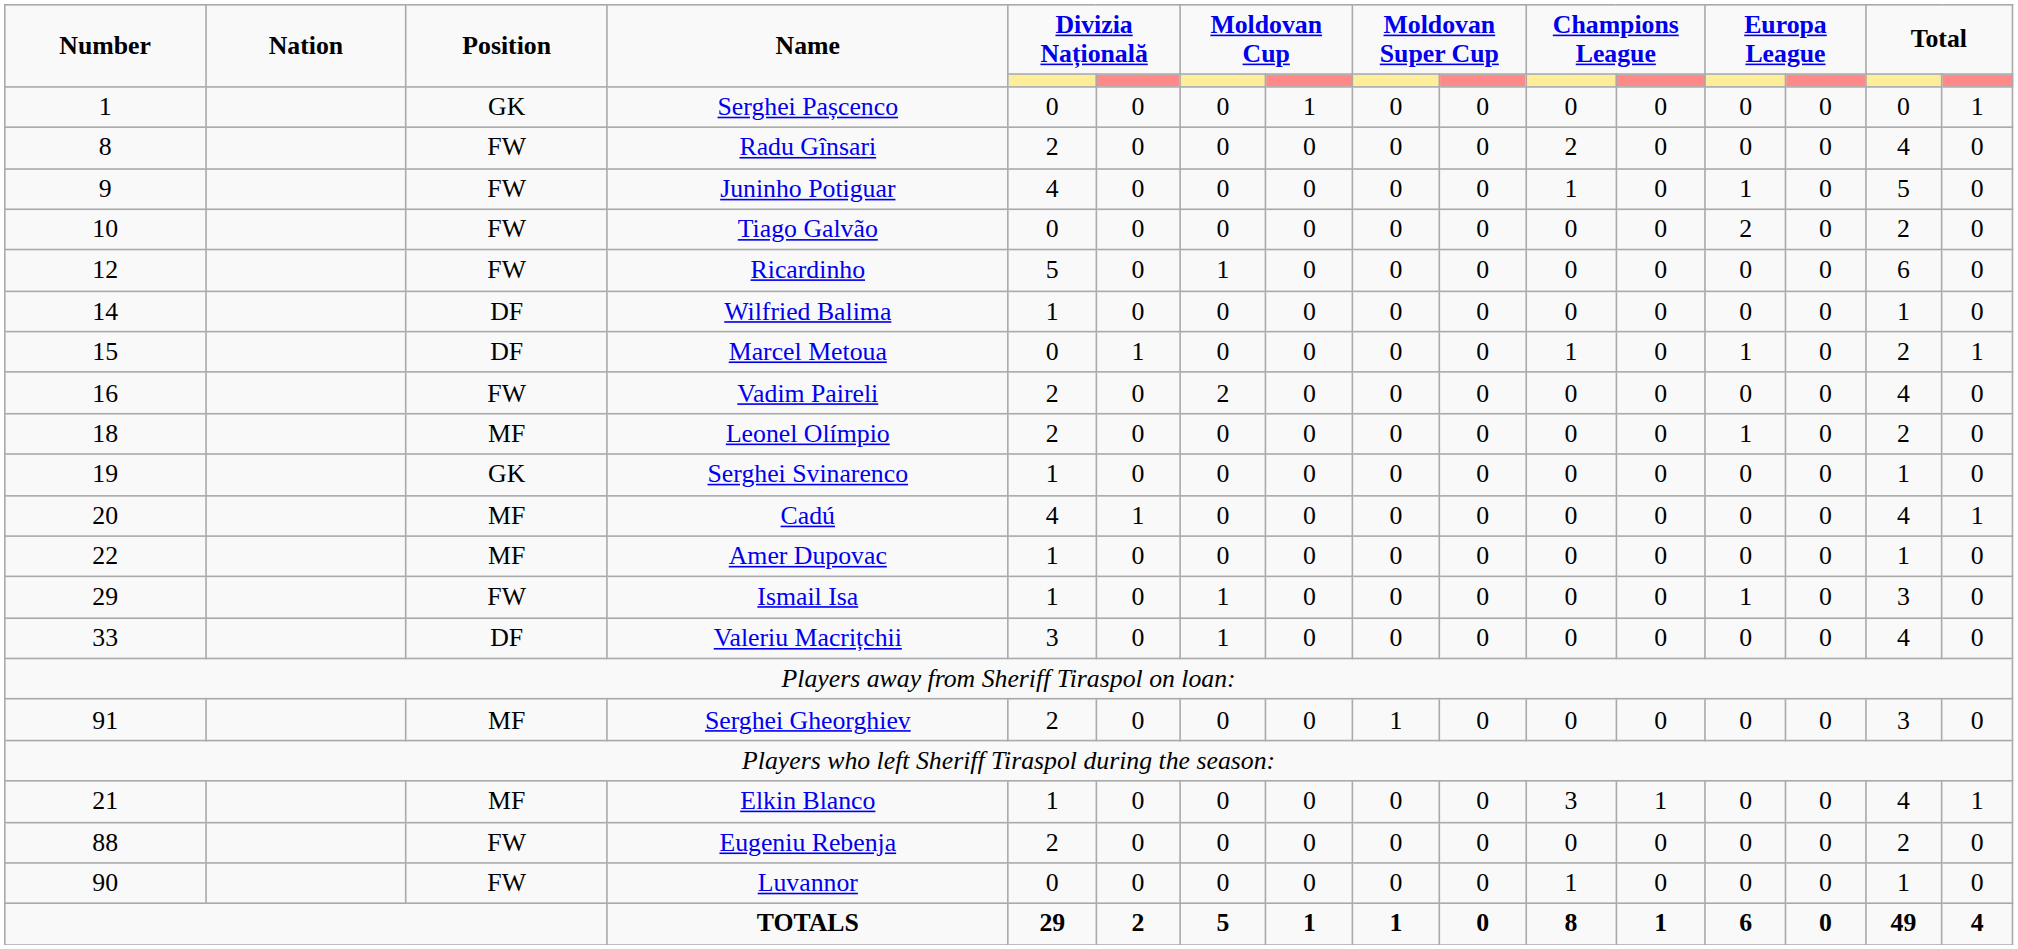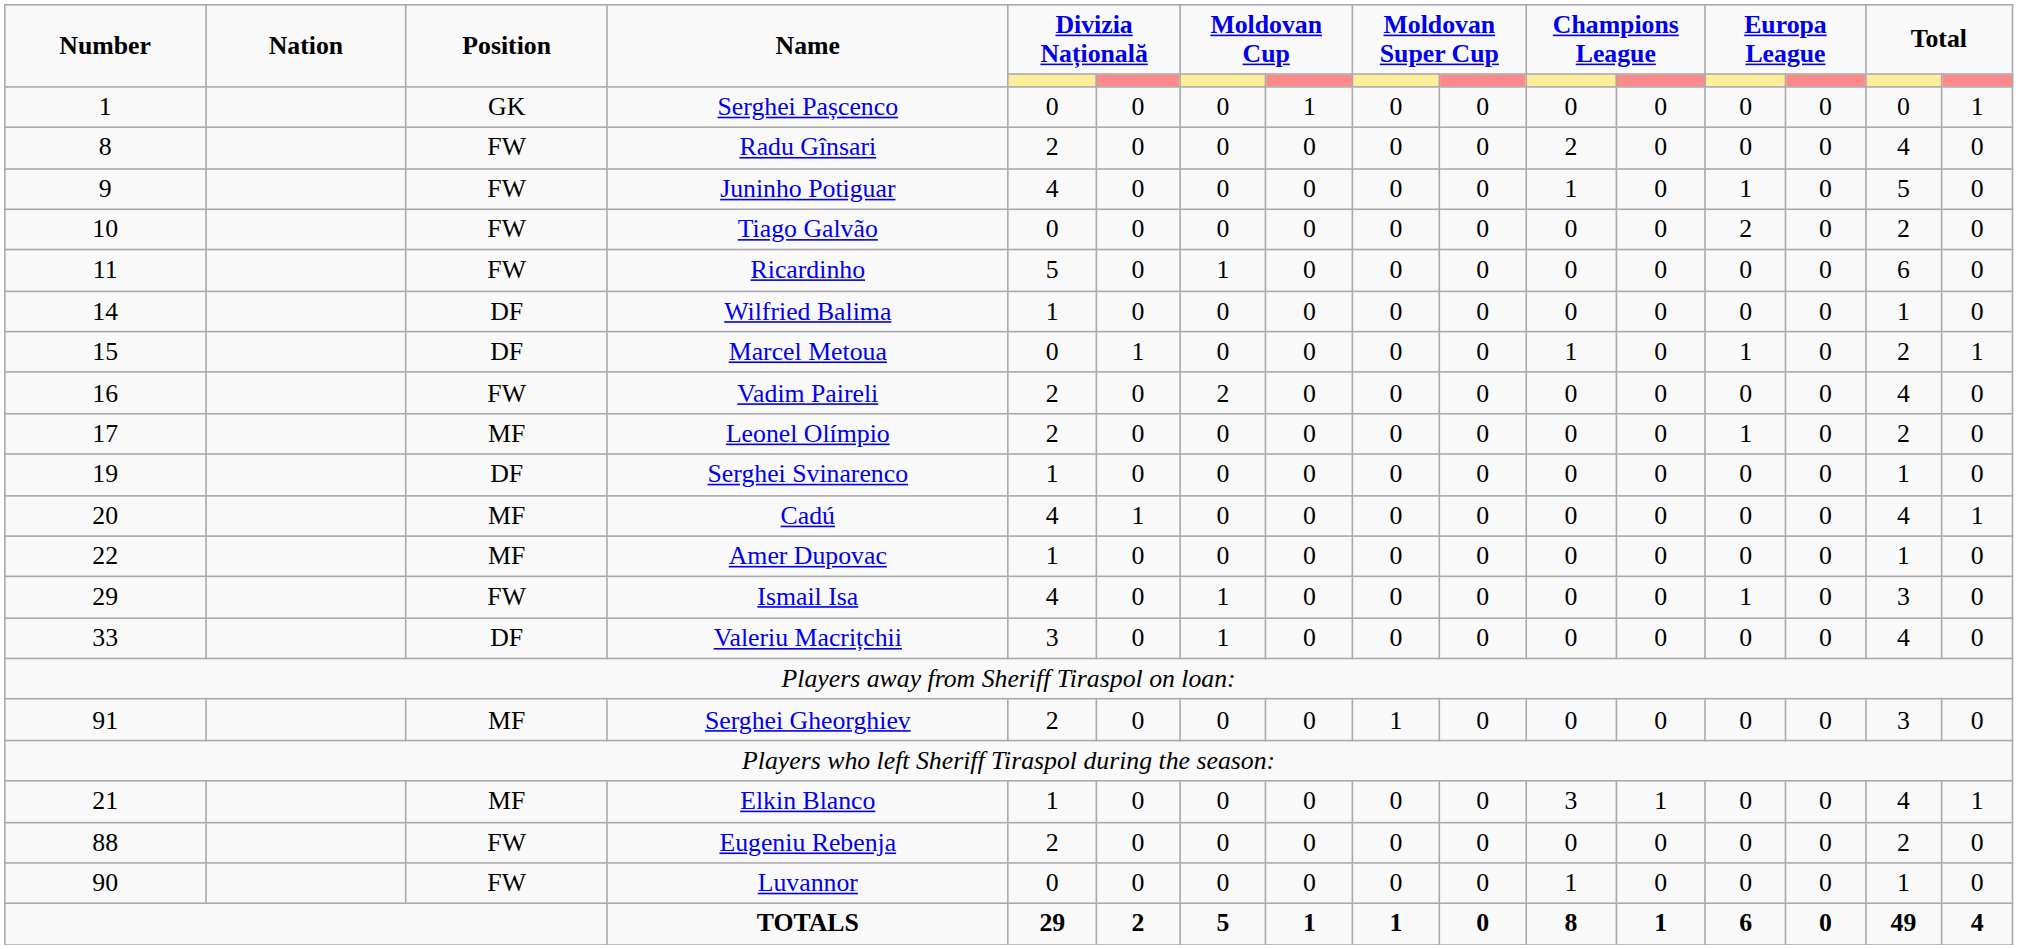(105, 270) 12 -> (105, 270) 11
(105, 433) 18 -> (105, 433) 17
(507, 474) GK -> (507, 474) DF
(1052, 596) 1 -> (1052, 596) 4
